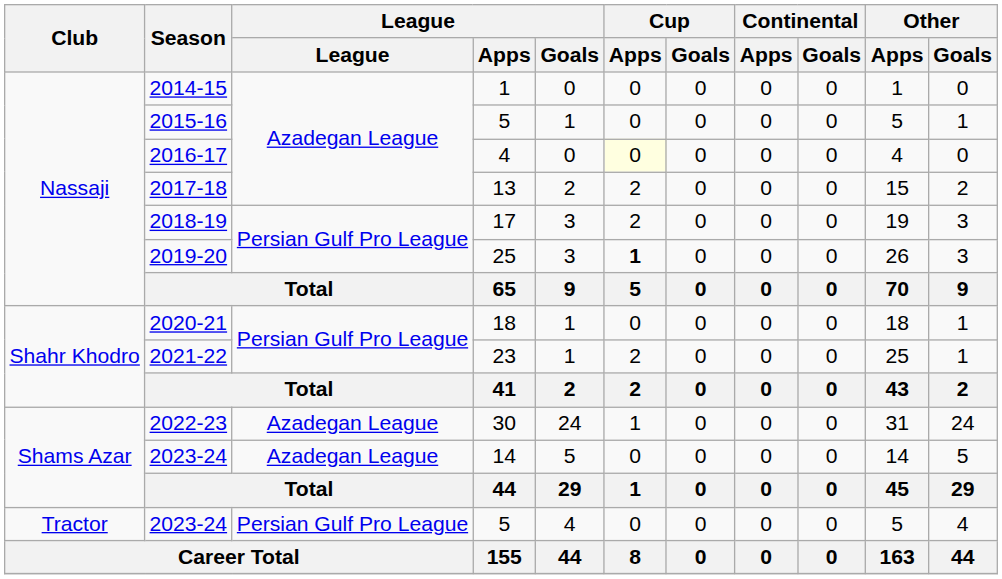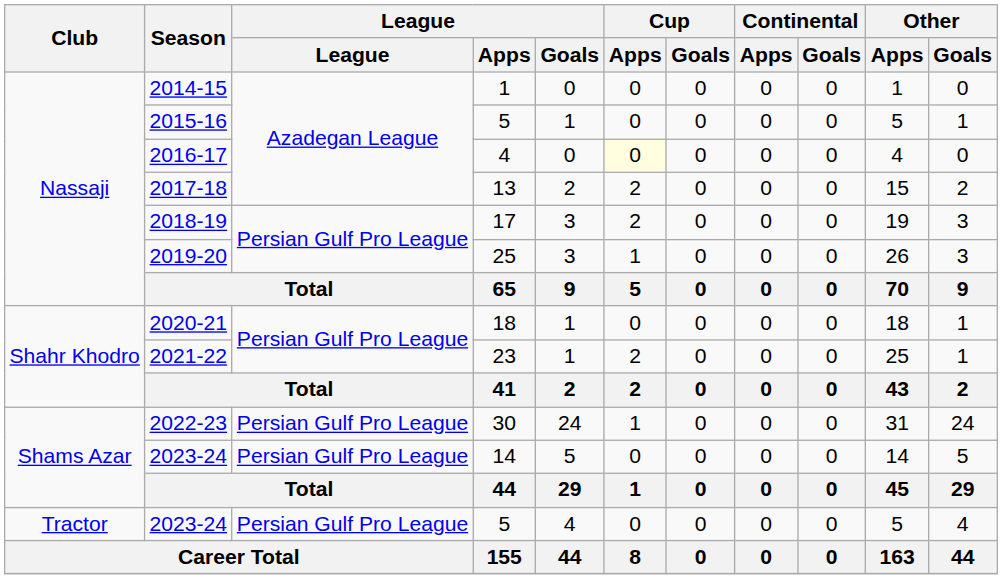(635, 255) bold -> (635, 255) normal
(352, 423) Azadegan League -> (352, 423) Persian Gulf Pro League
(352, 456) Azadegan League -> (352, 456) Persian Gulf Pro League
